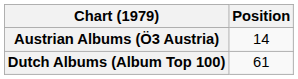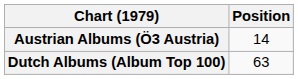(261, 62) 61 -> (261, 62) 63
